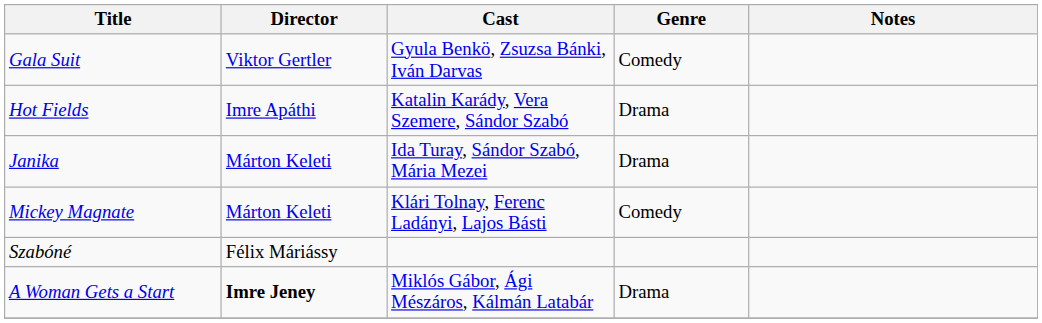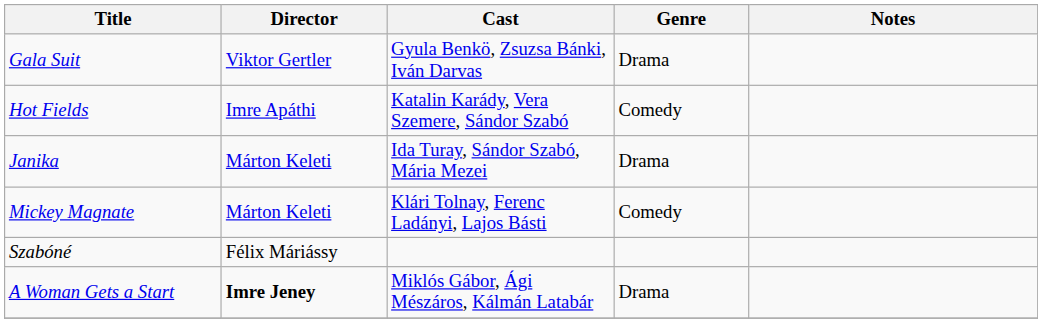(650, 59) Comedy -> (644, 59) Drama
(644, 110) Drama -> (650, 110) Comedy
